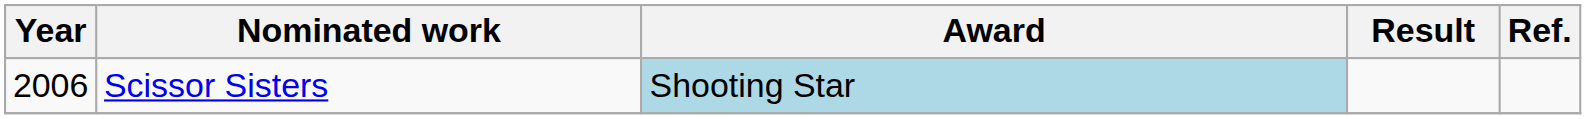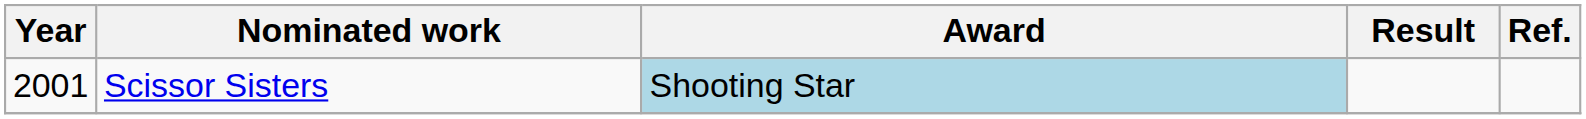(51, 85) 2006 -> (51, 85) 2001
